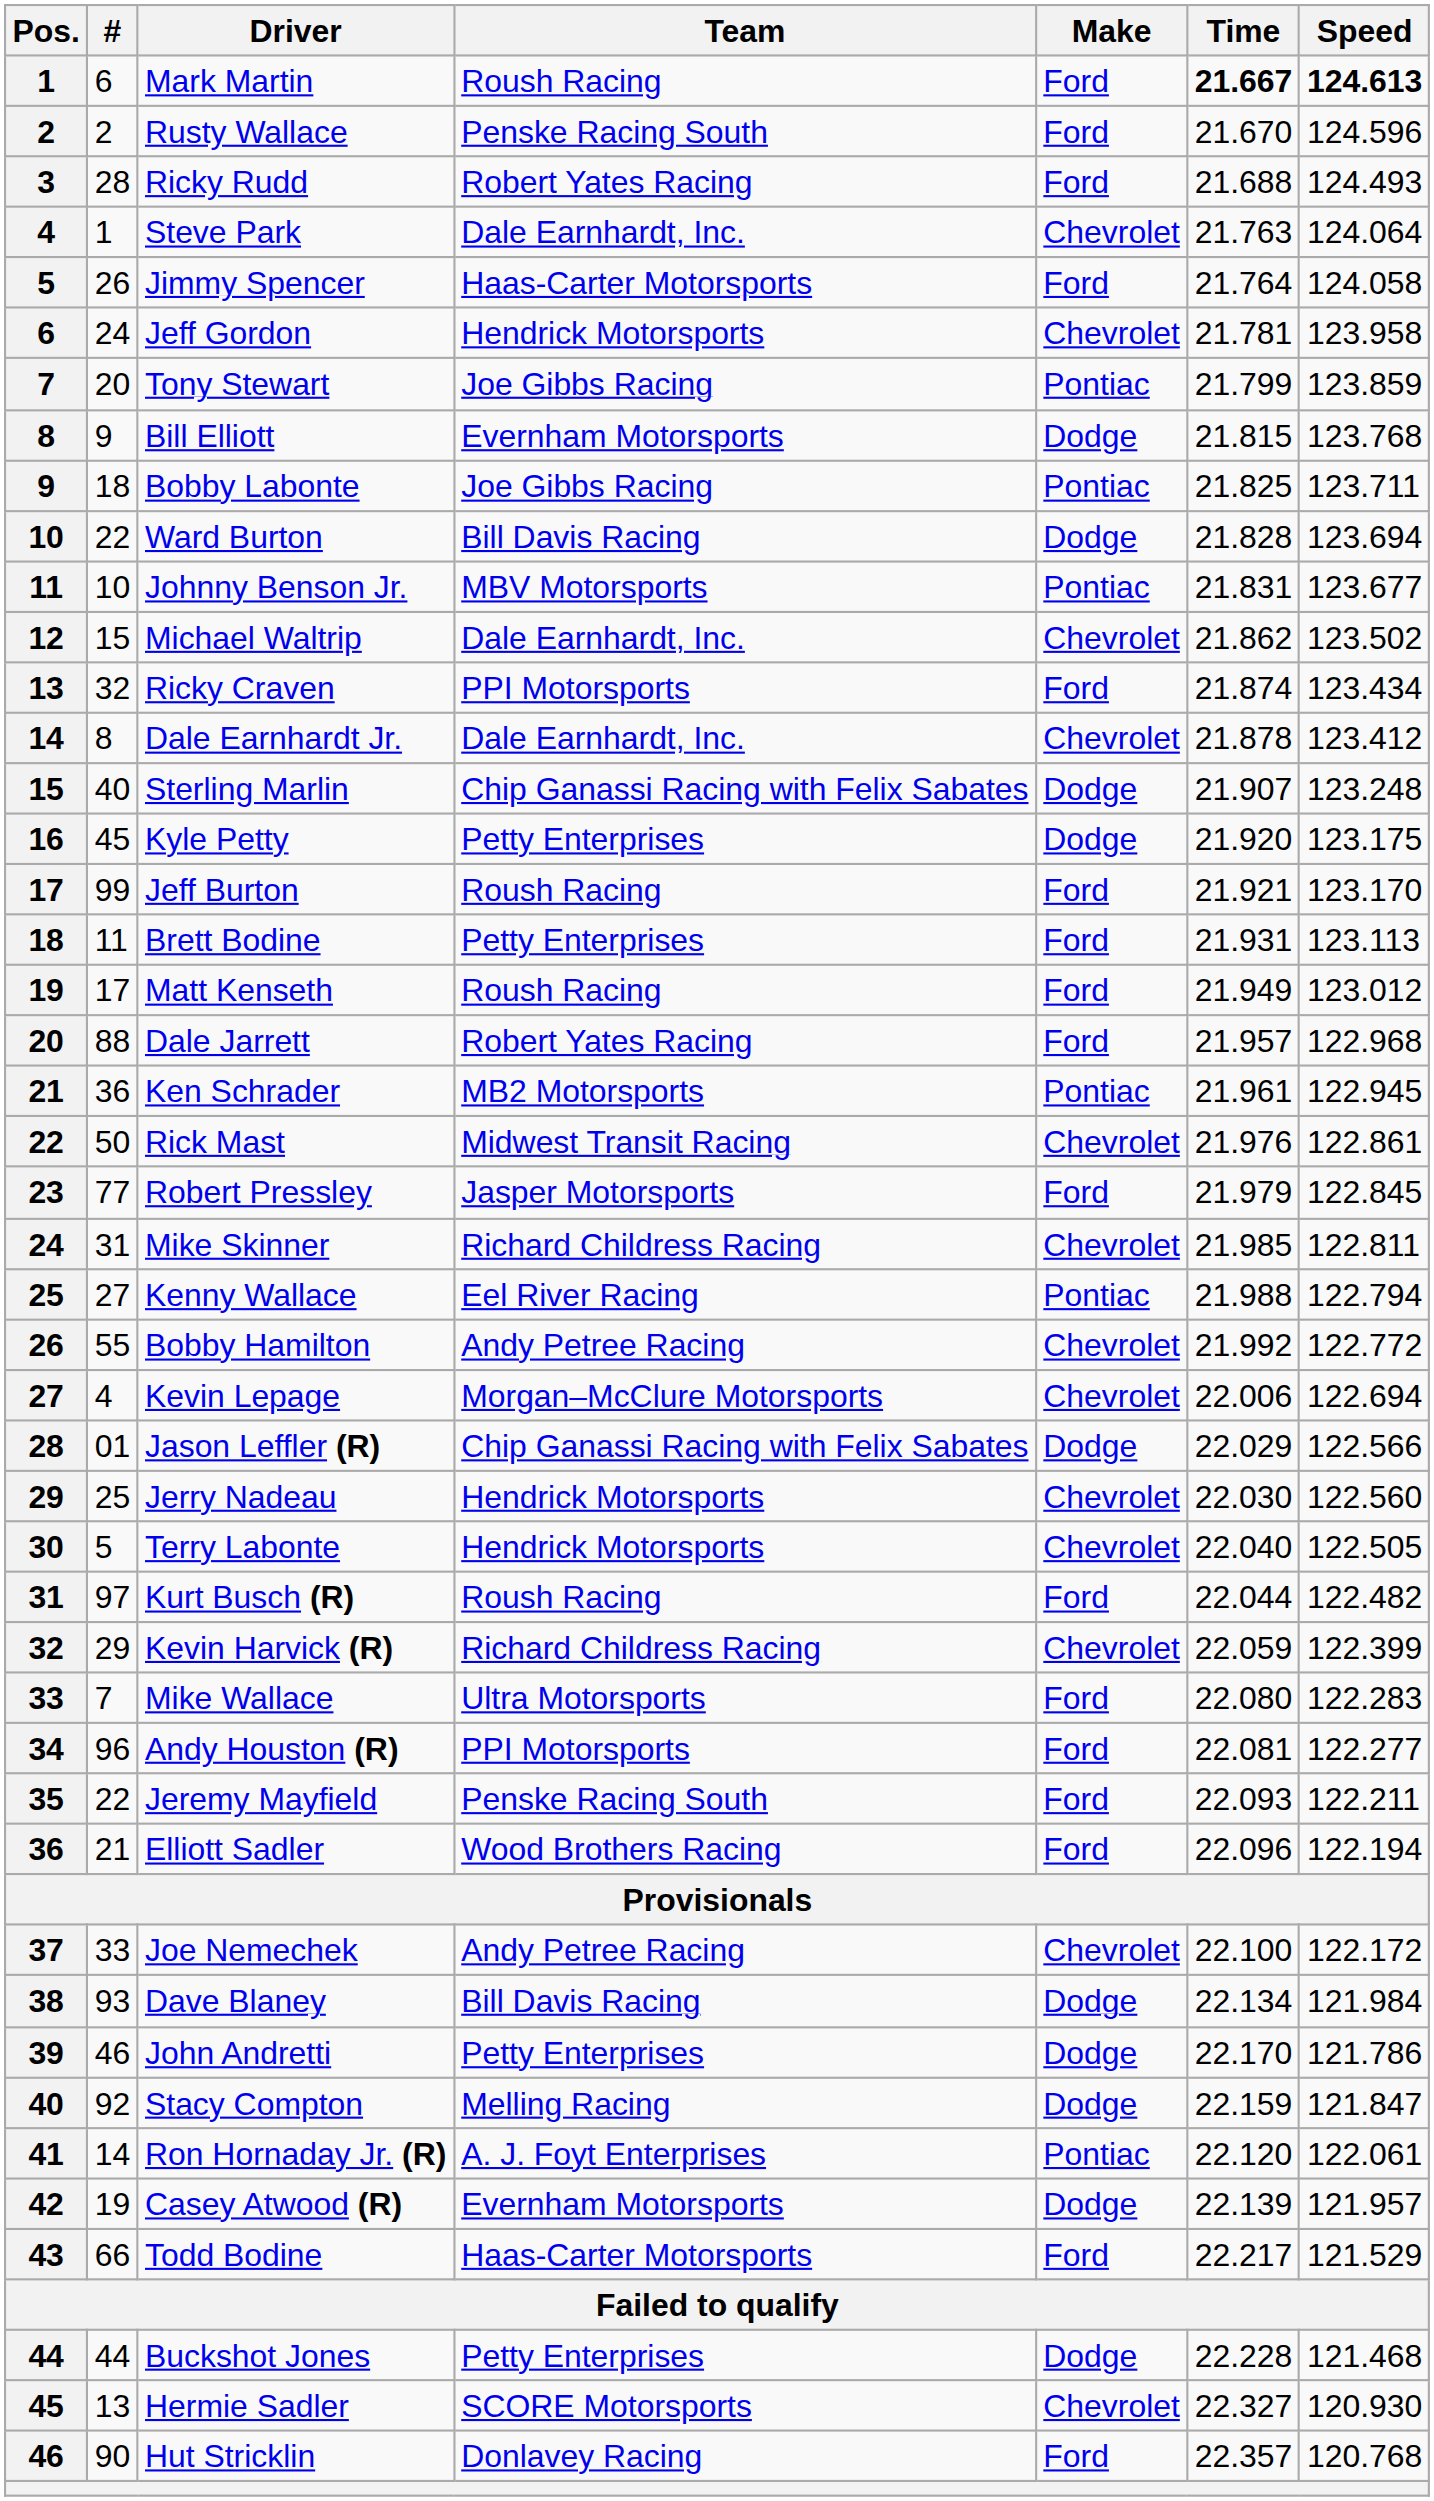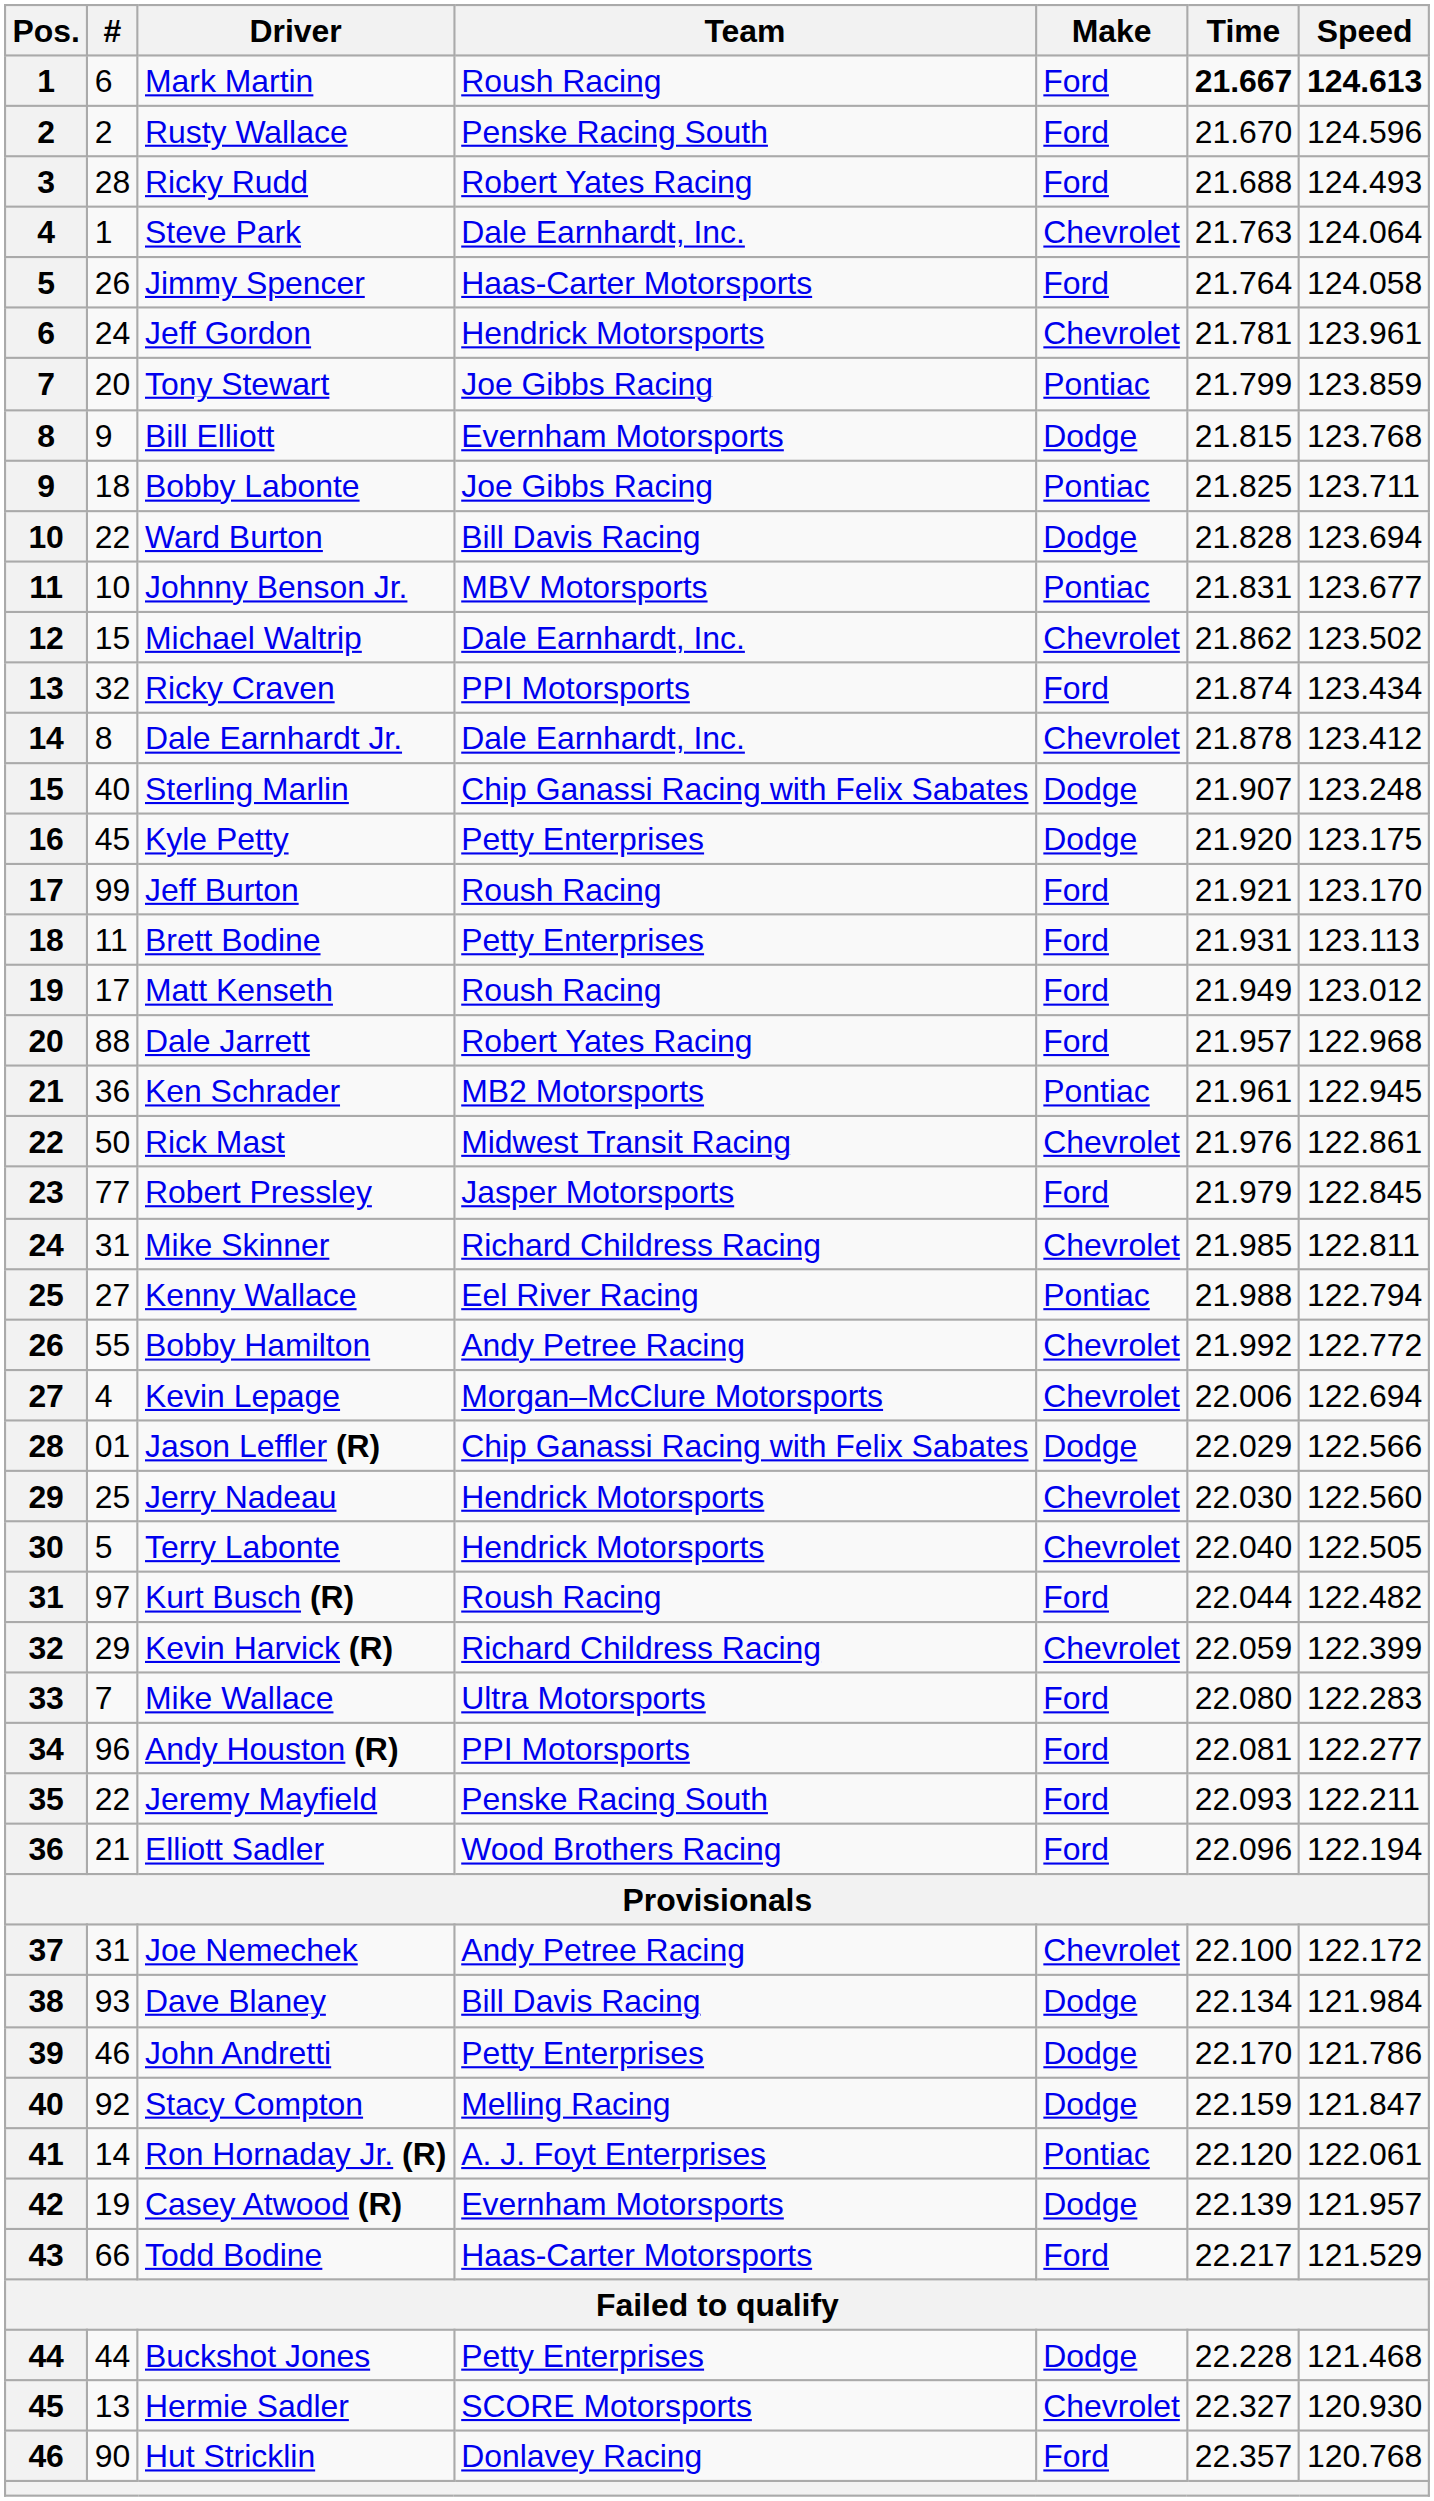(1365, 334) 123.958 -> (1365, 334) 123.961
(112, 1951) 33 -> (112, 1951) 31
